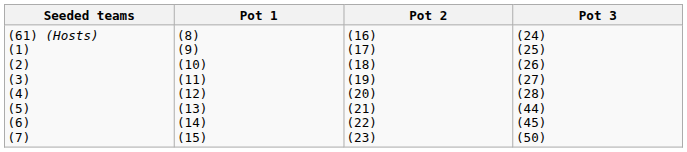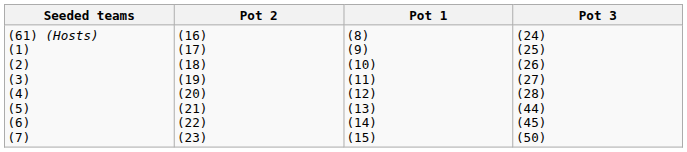columns swapped: (259, 15) <-> (428, 15)
